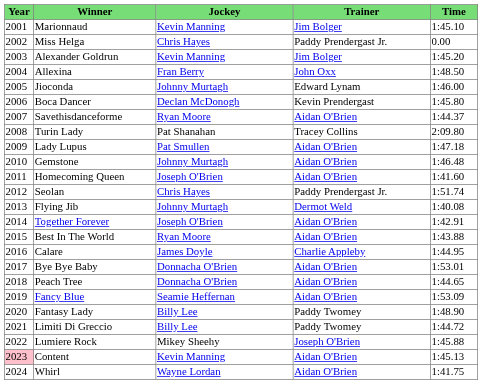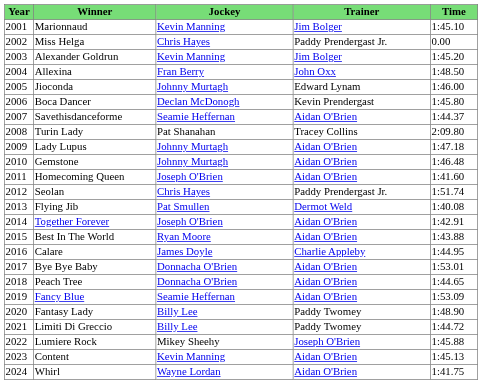(184, 116) Ryan Moore -> (196, 116) Seamie Heffernan
(183, 146) Pat Smullen -> (193, 146) Johnny Murtagh
(193, 206) Johnny Murtagh -> (183, 206) Pat Smullen
(16, 356) pink background -> (16, 356) no background
